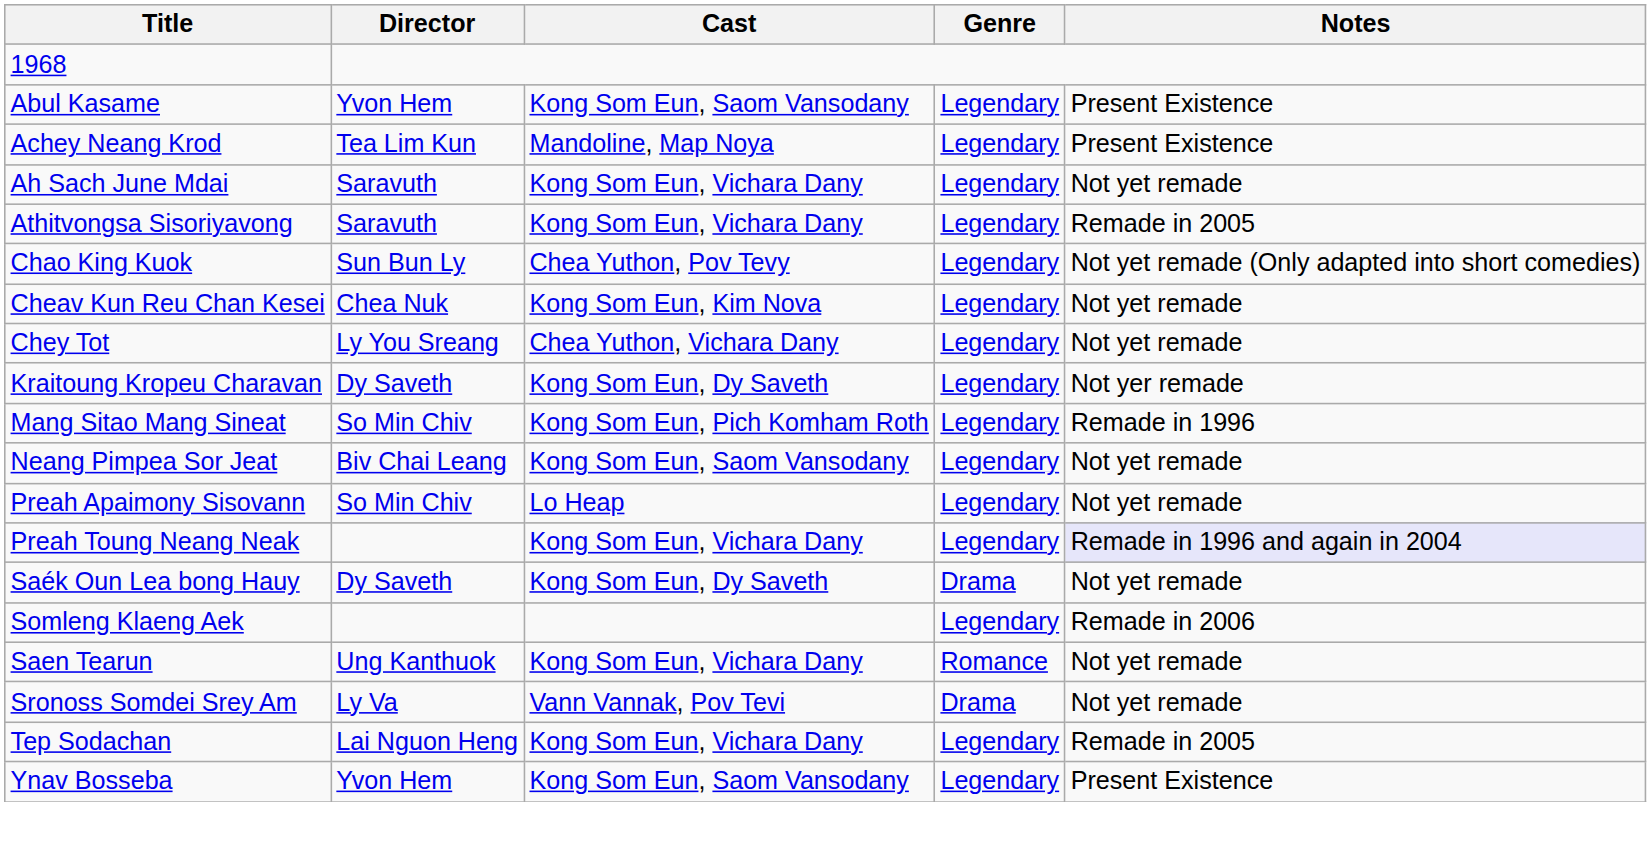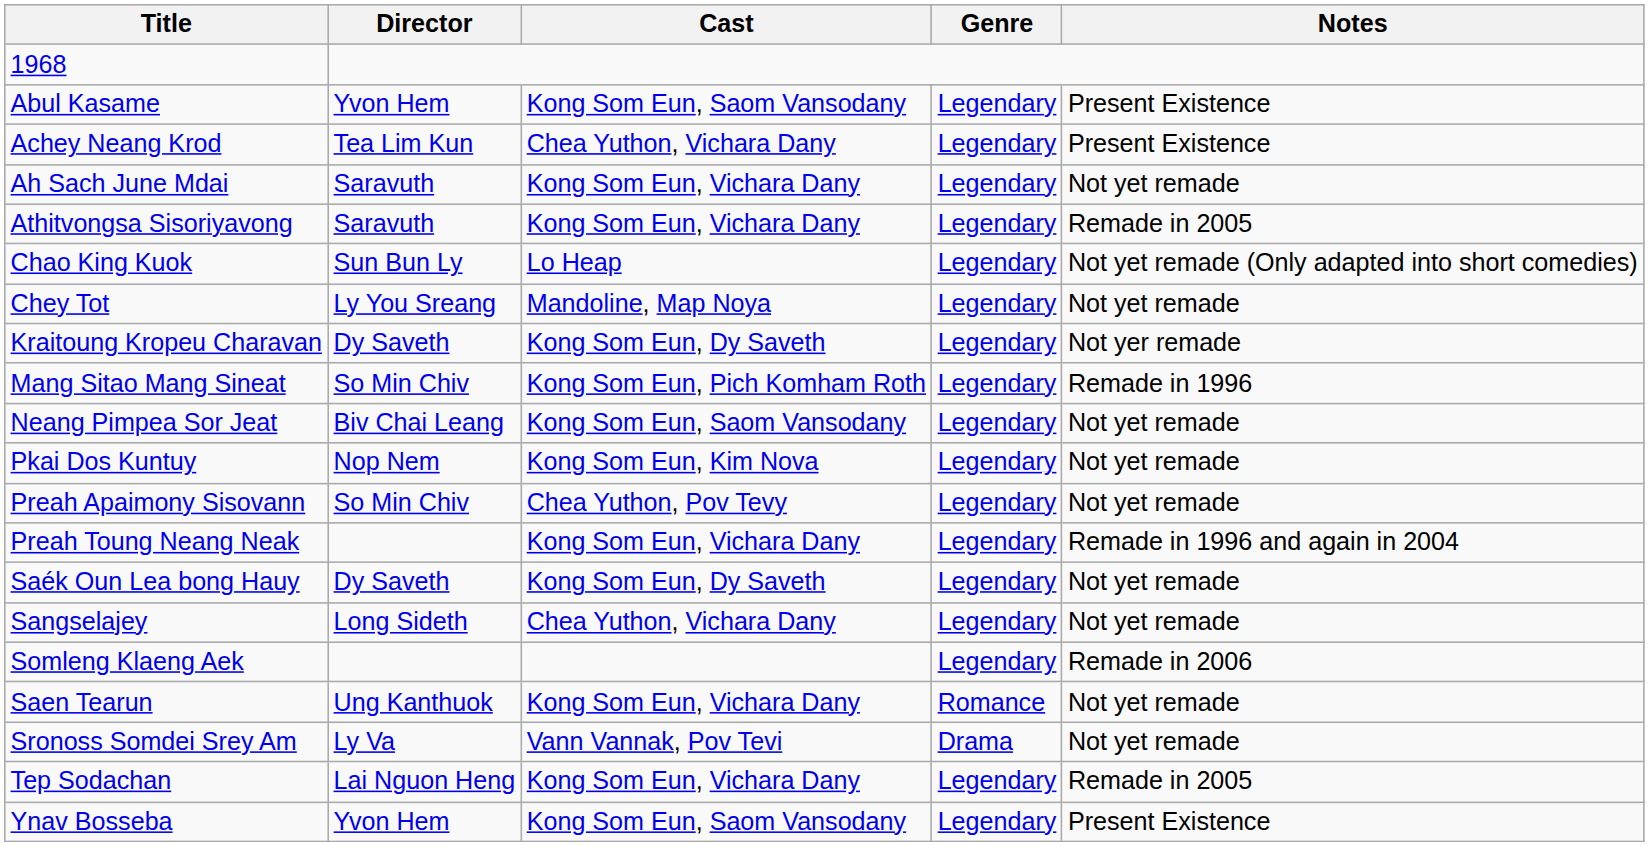(652, 143) Mandoline, Map Noya -> (681, 143) Chea Yuthon, Vichara Dany
(660, 263) Chea Yuthon, Pov Tevy -> (574, 263) Lo Heap
- row: (168, 303)
(684, 343) Chea Yuthon, Vichara Dany -> (649, 303) Mandoline, Map Noya
+ row: (103, 462)
(577, 502) Lo Heap -> (657, 502) Chea Yuthon, Pov Tevy
(1266, 542) lavender background -> (1263, 542) no background
(978, 582) Drama -> (997, 582) Legendary
+ row: (79, 622)
